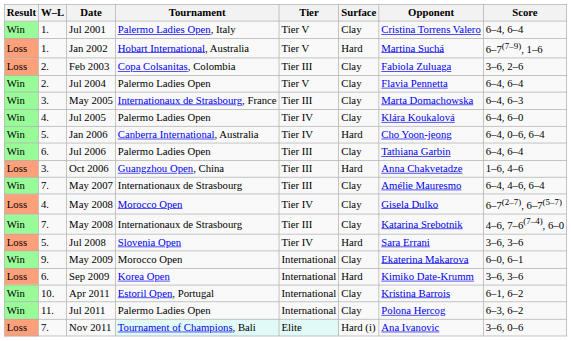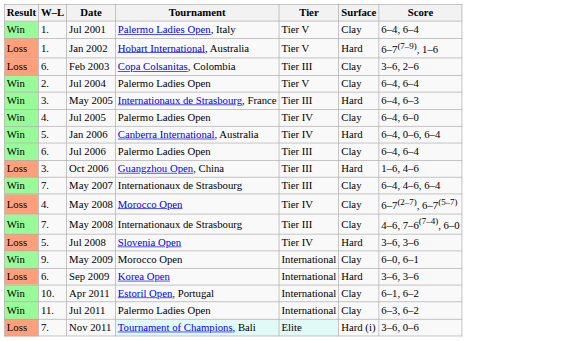- column: (431, 13)
(45, 66) 2. -> (45, 66) 6.
(351, 100) Clay -> (352, 100) Hard
